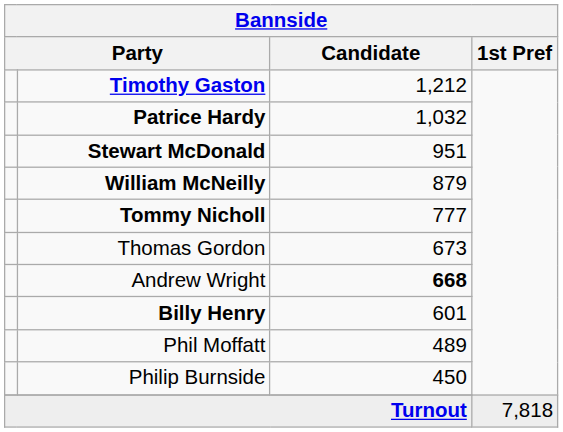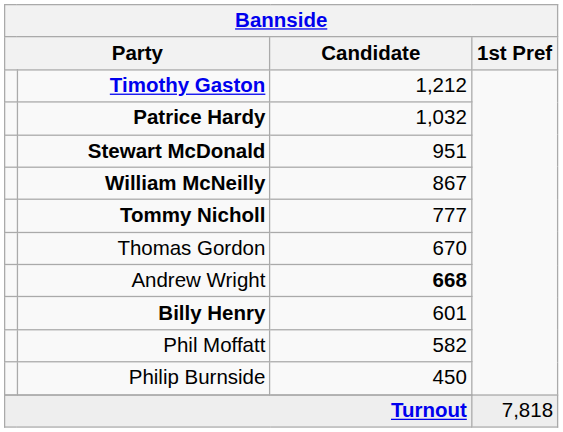(450, 183) 879 -> (450, 183) 867
(450, 248) 673 -> (450, 248) 670
(450, 345) 489 -> (450, 345) 582
